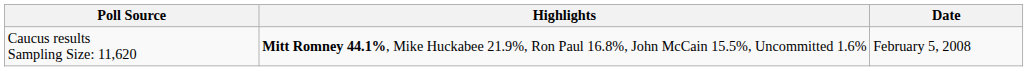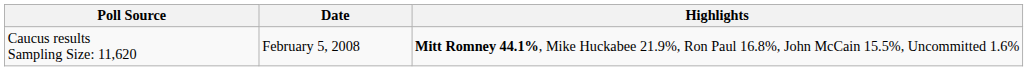columns swapped: (946, 15) <-> (564, 15)
